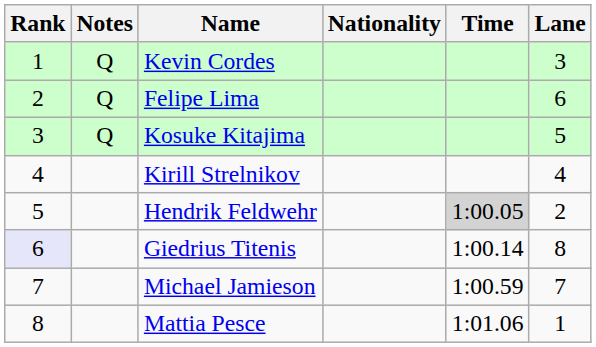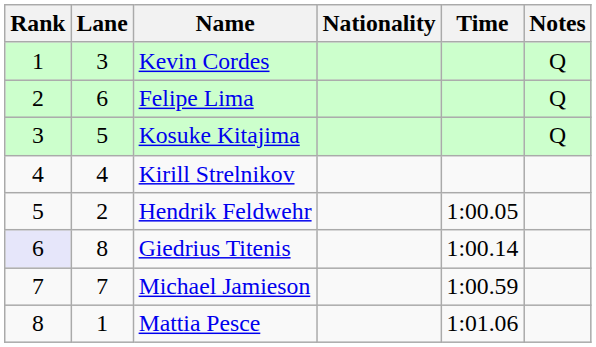columns swapped: (560, 23) <-> (105, 23)
(488, 211) lightgrey background -> (482, 211) no background
